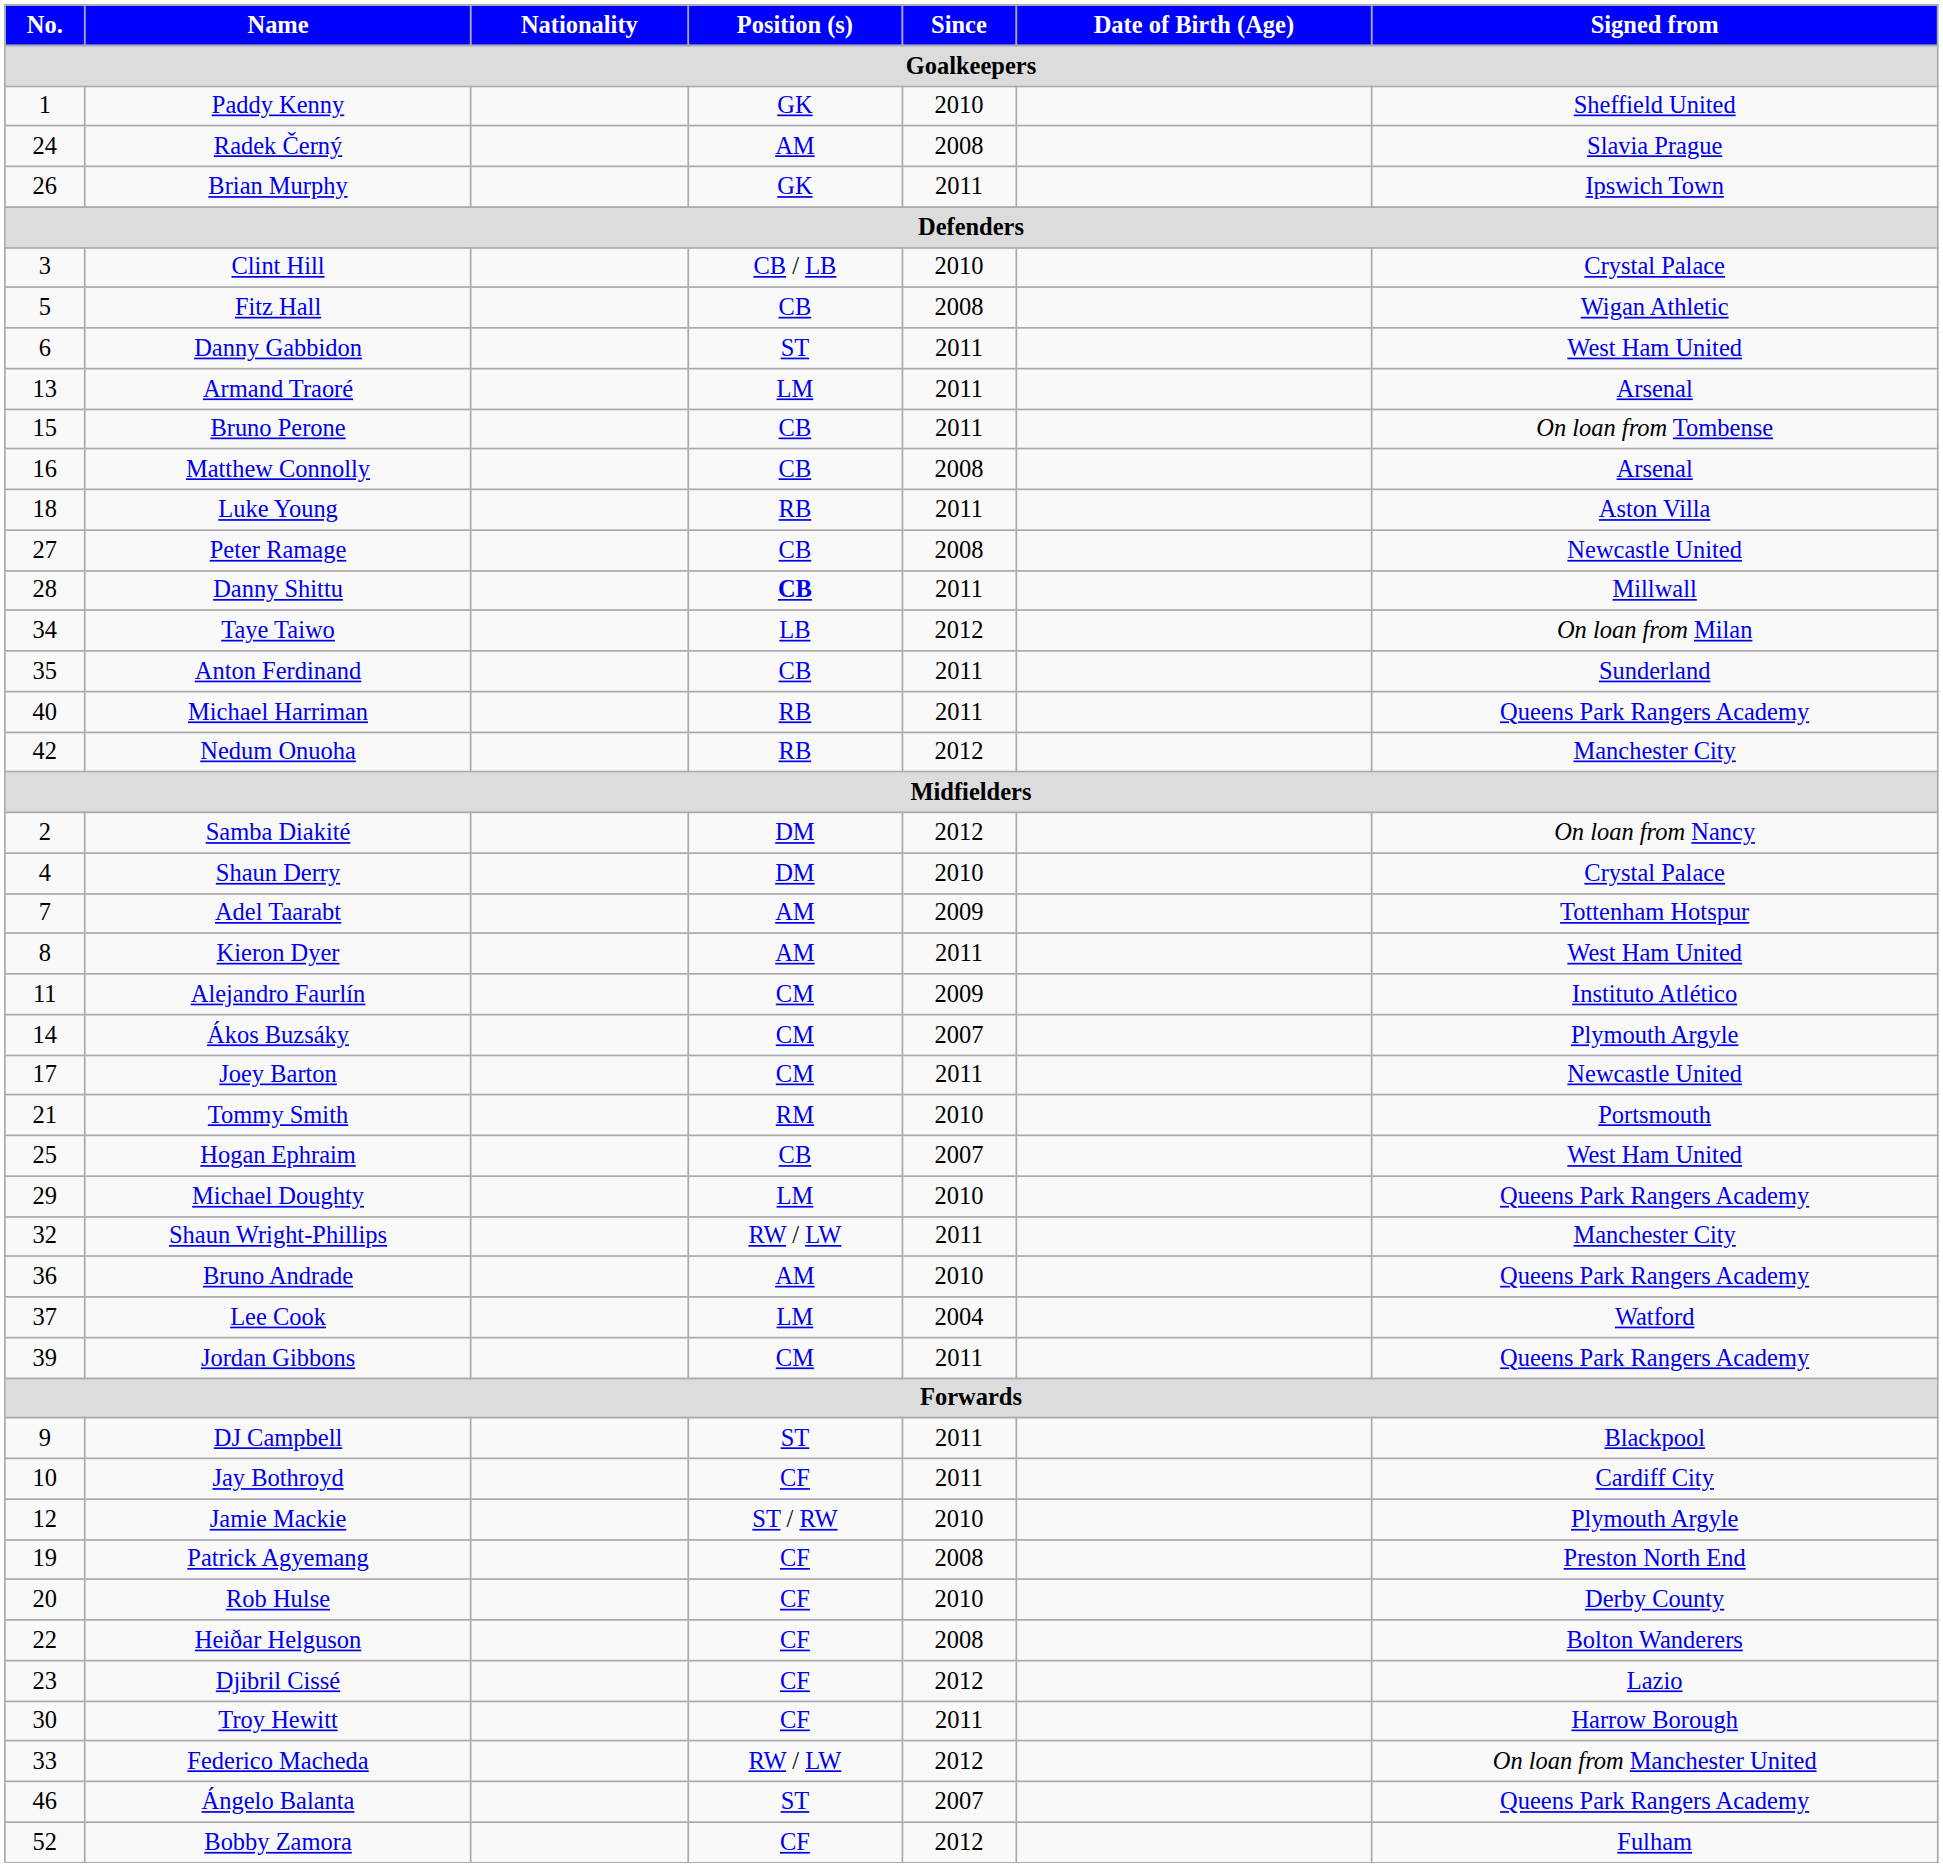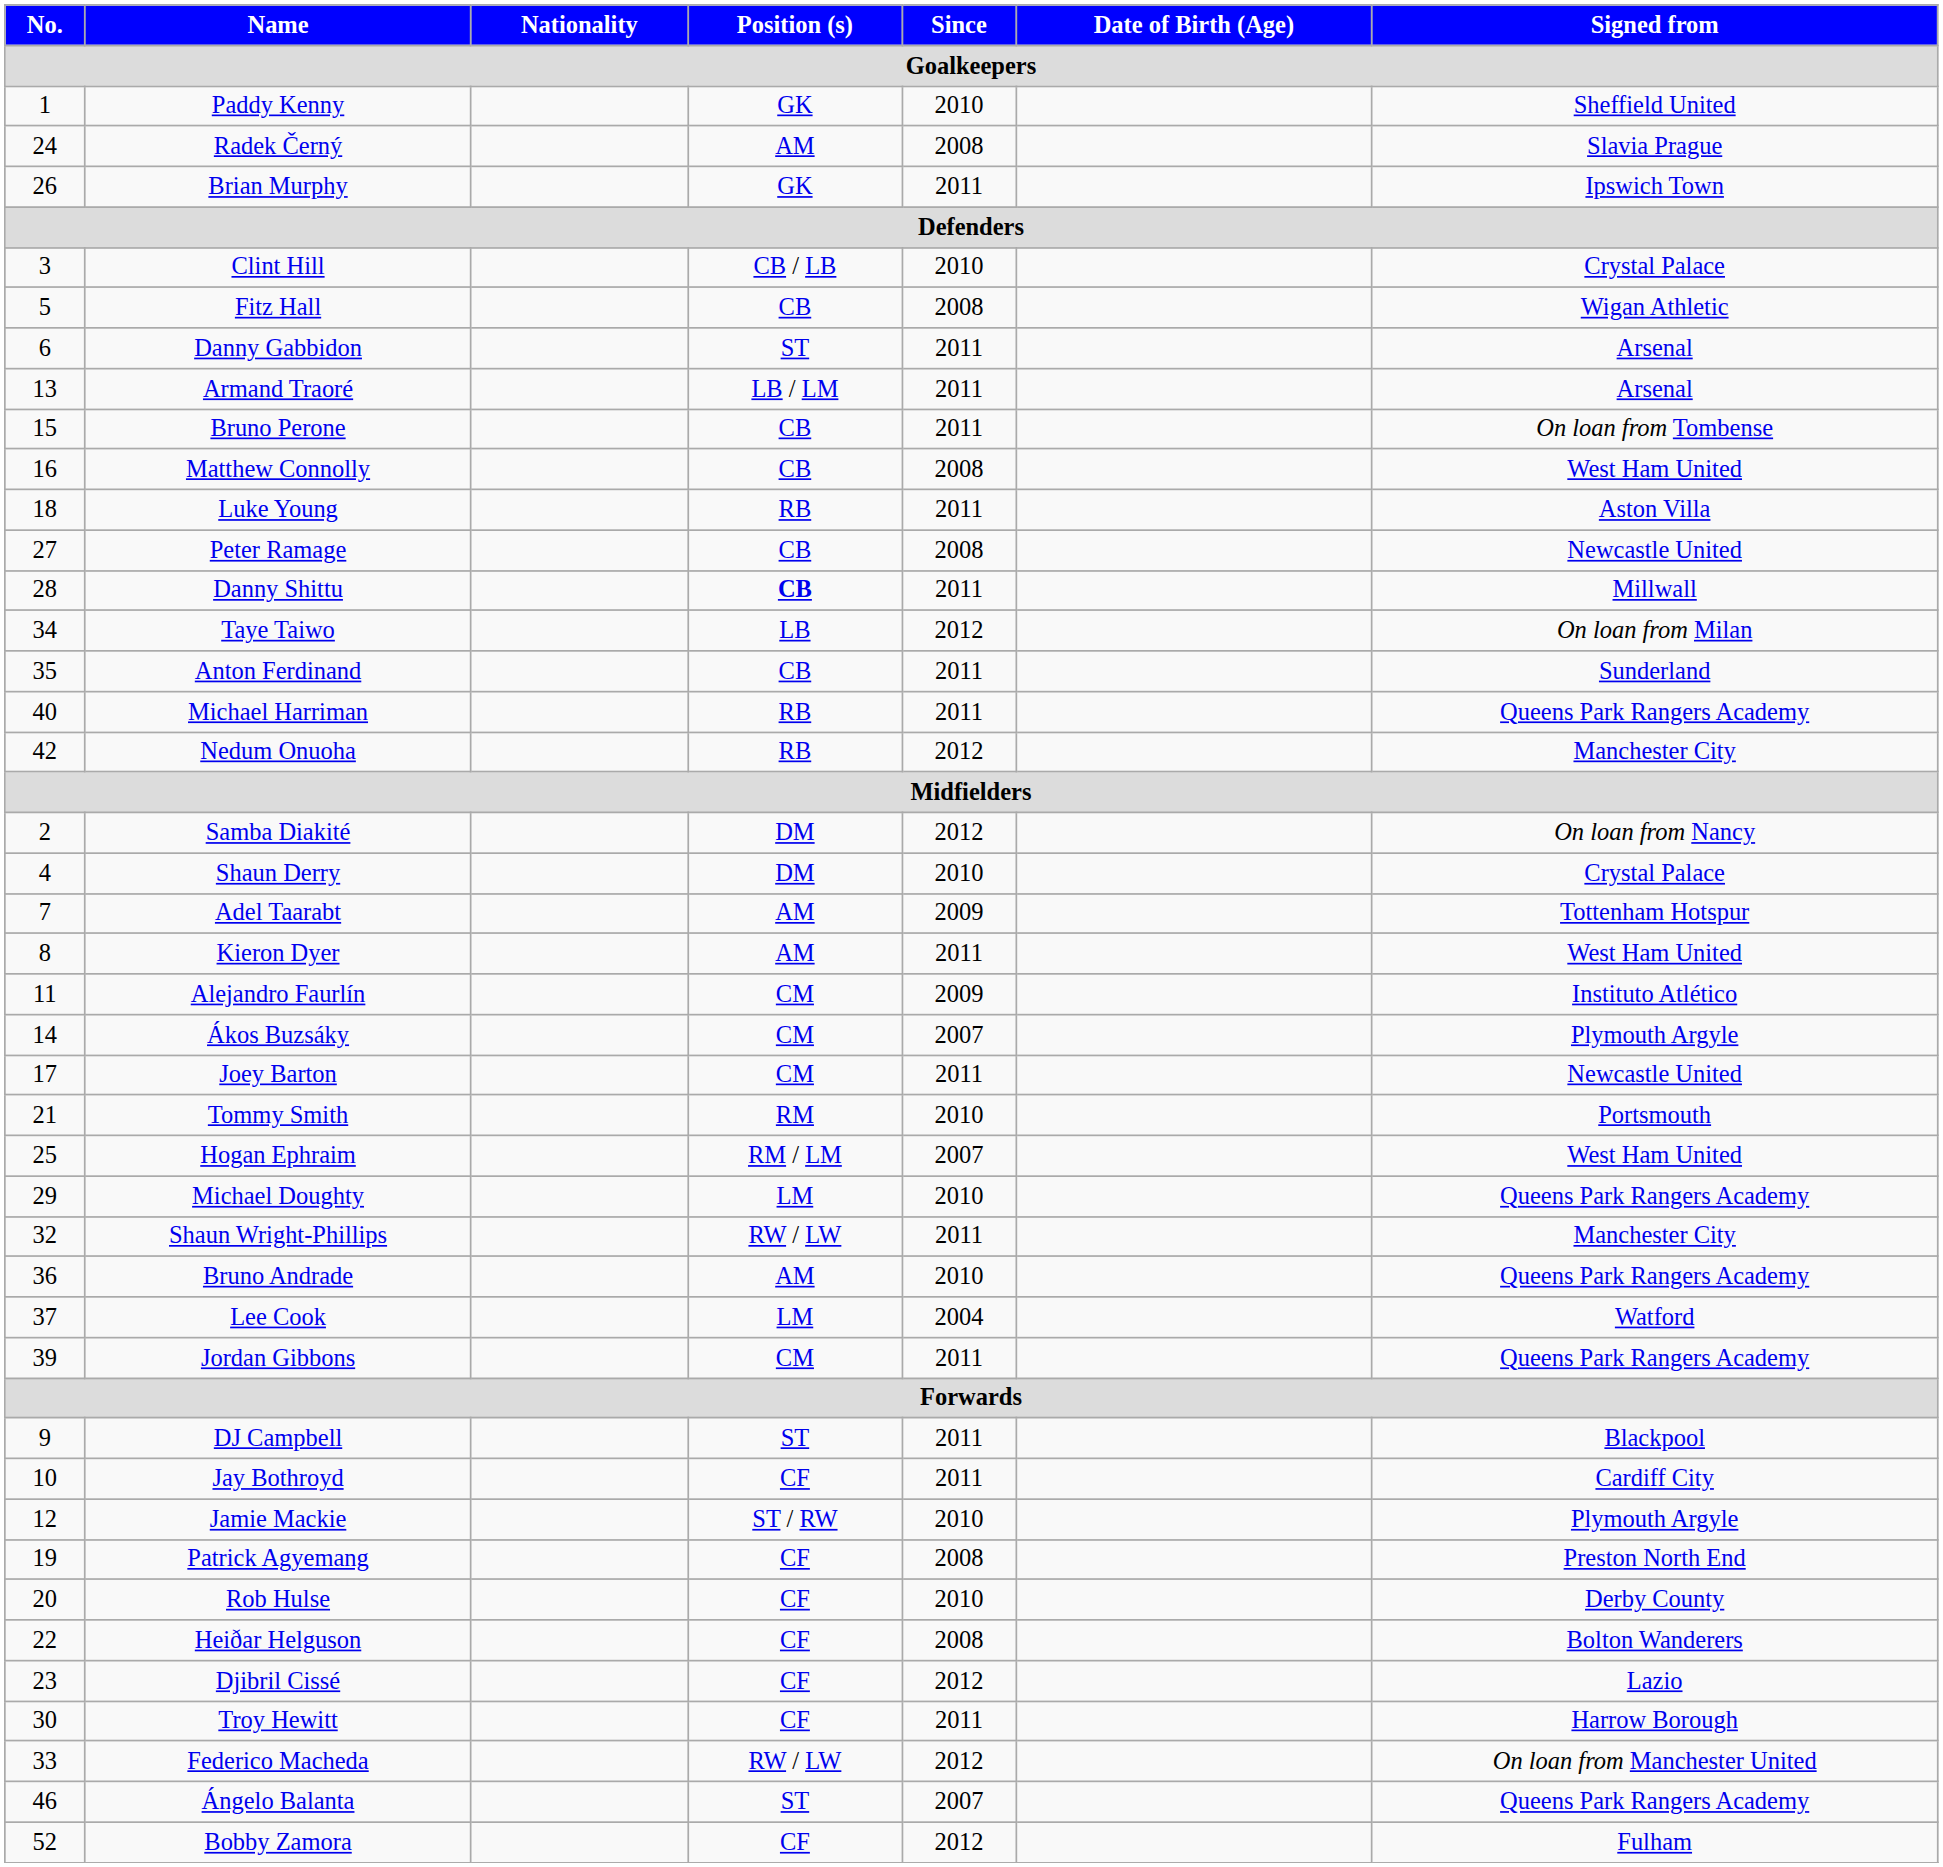(1655, 348) West Ham United -> (1655, 348) Arsenal
(795, 388) LM -> (795, 388) LB / LM
(1655, 469) Arsenal -> (1655, 469) West Ham United
(795, 1155) CB -> (795, 1155) RM / LM
